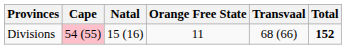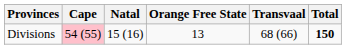(198, 34) 11 -> (198, 34) 13
(325, 34) 152 -> (325, 34) 150
